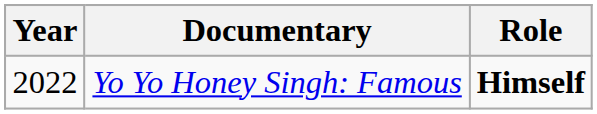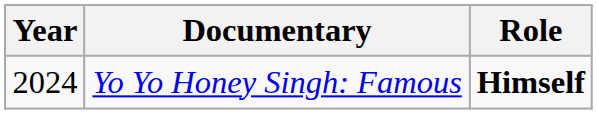(45, 81) 2022 -> (45, 81) 2024
